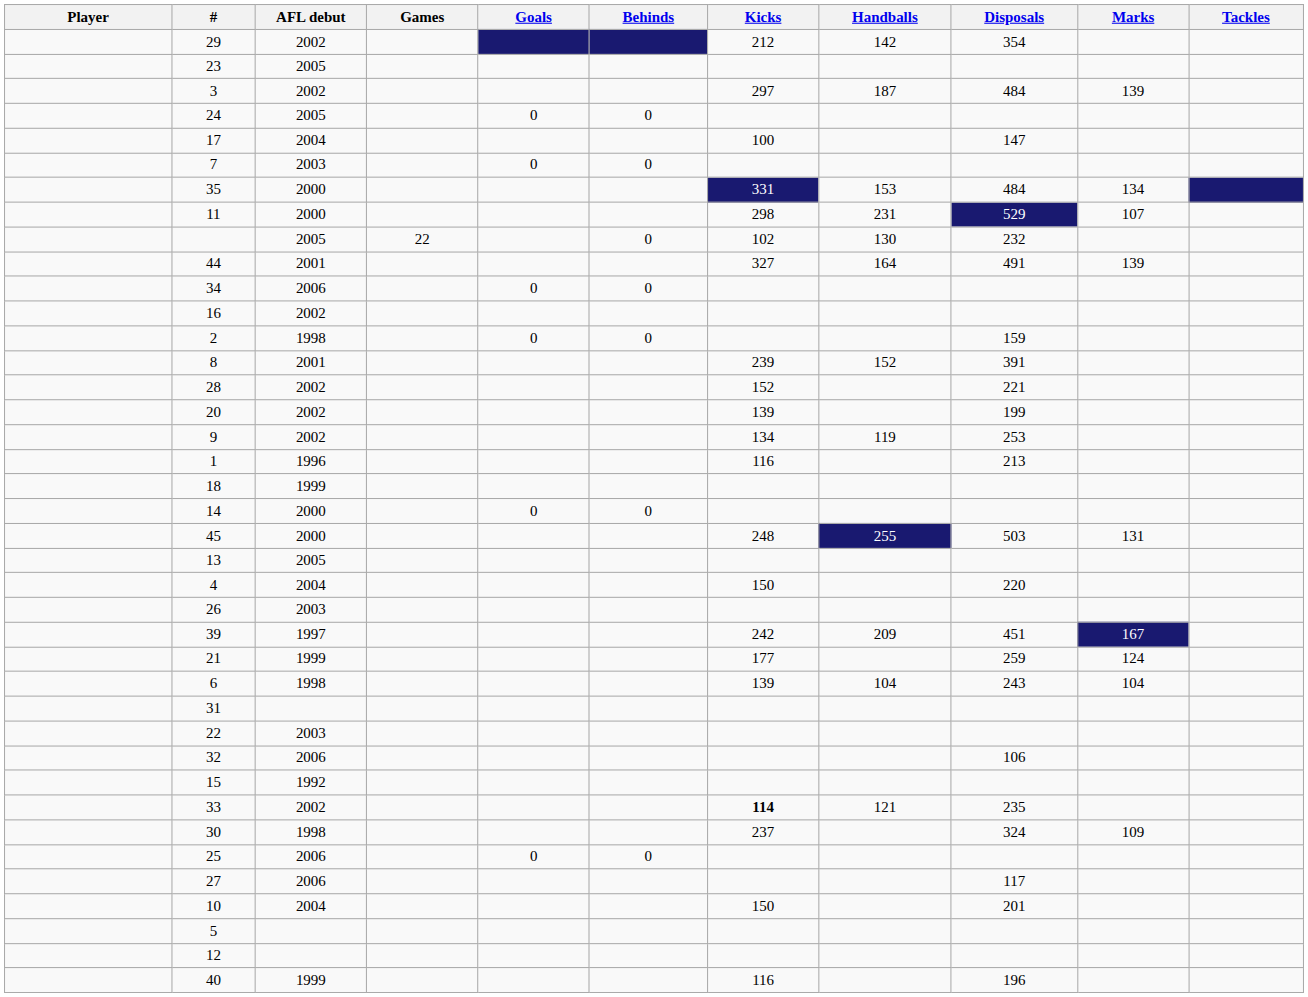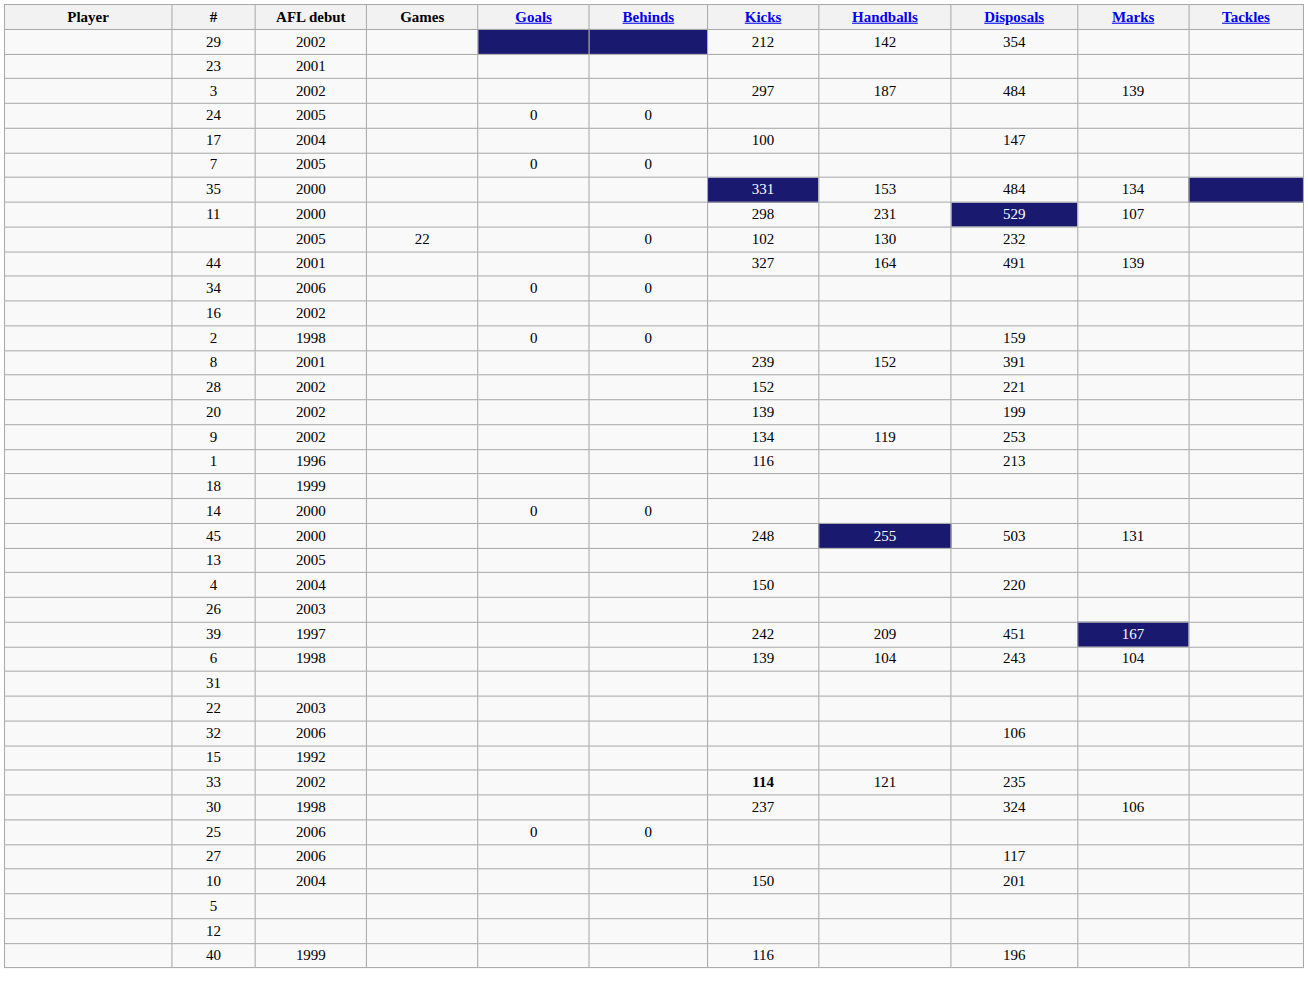(311, 66) 2005 -> (311, 66) 2001
(311, 165) 2003 -> (311, 165) 2005
- row: (213, 659)
(1133, 832) 109 -> (1133, 807) 106
